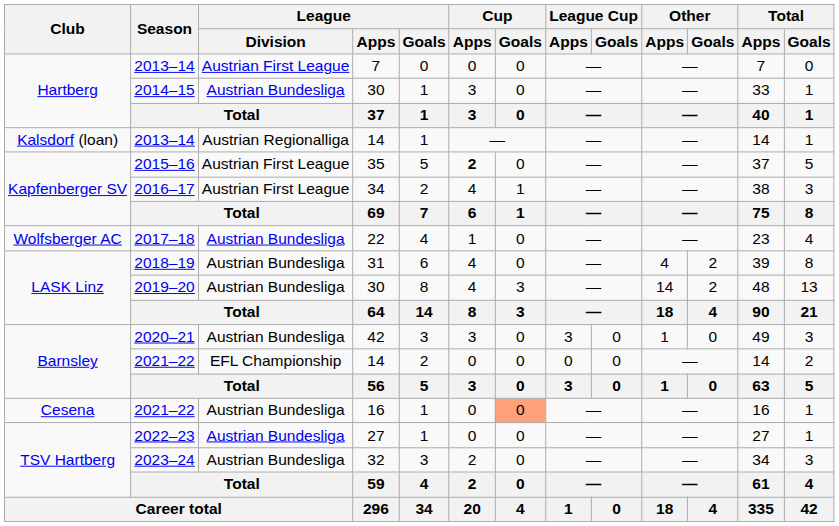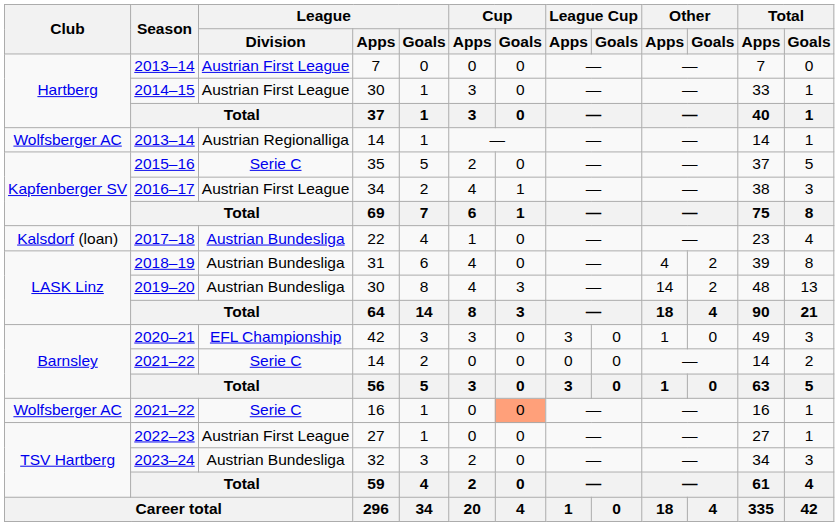(276, 90) Austrian Bundesliga -> (276, 90) Austrian First League
(68, 139) Kalsdorf (loan) -> (68, 139) Wolfsberger AC
(276, 164) Austrian First League -> (276, 164) Serie C
(472, 164) bold -> (472, 164) normal
(68, 238) Wolfsberger AC -> (68, 238) Kalsdorf (loan)
(276, 336) Austrian Bundesliga -> (276, 336) EFL Championship
(276, 361) EFL Championship -> (276, 361) Serie C
(68, 410) Cesena -> (68, 410) Wolfsberger AC
(276, 410) Austrian Bundesliga -> (276, 410) Serie C
(276, 435) Austrian Bundesliga -> (276, 435) Austrian First League
